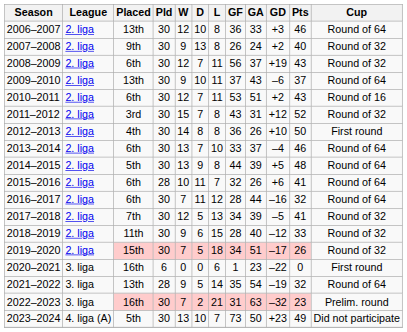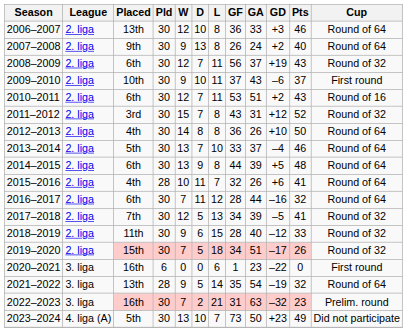(357, 47) Round of 32 -> (357, 47) Round of 64
(134, 81) 13th -> (134, 81) 10th
(357, 81) Round of 64 -> (357, 81) First round
(357, 132) First round -> (357, 132) Round of 64
(134, 149) 6th -> (134, 149) 5th
(134, 166) 5th -> (134, 166) 6th
(134, 183) 6th -> (134, 183) 4th
